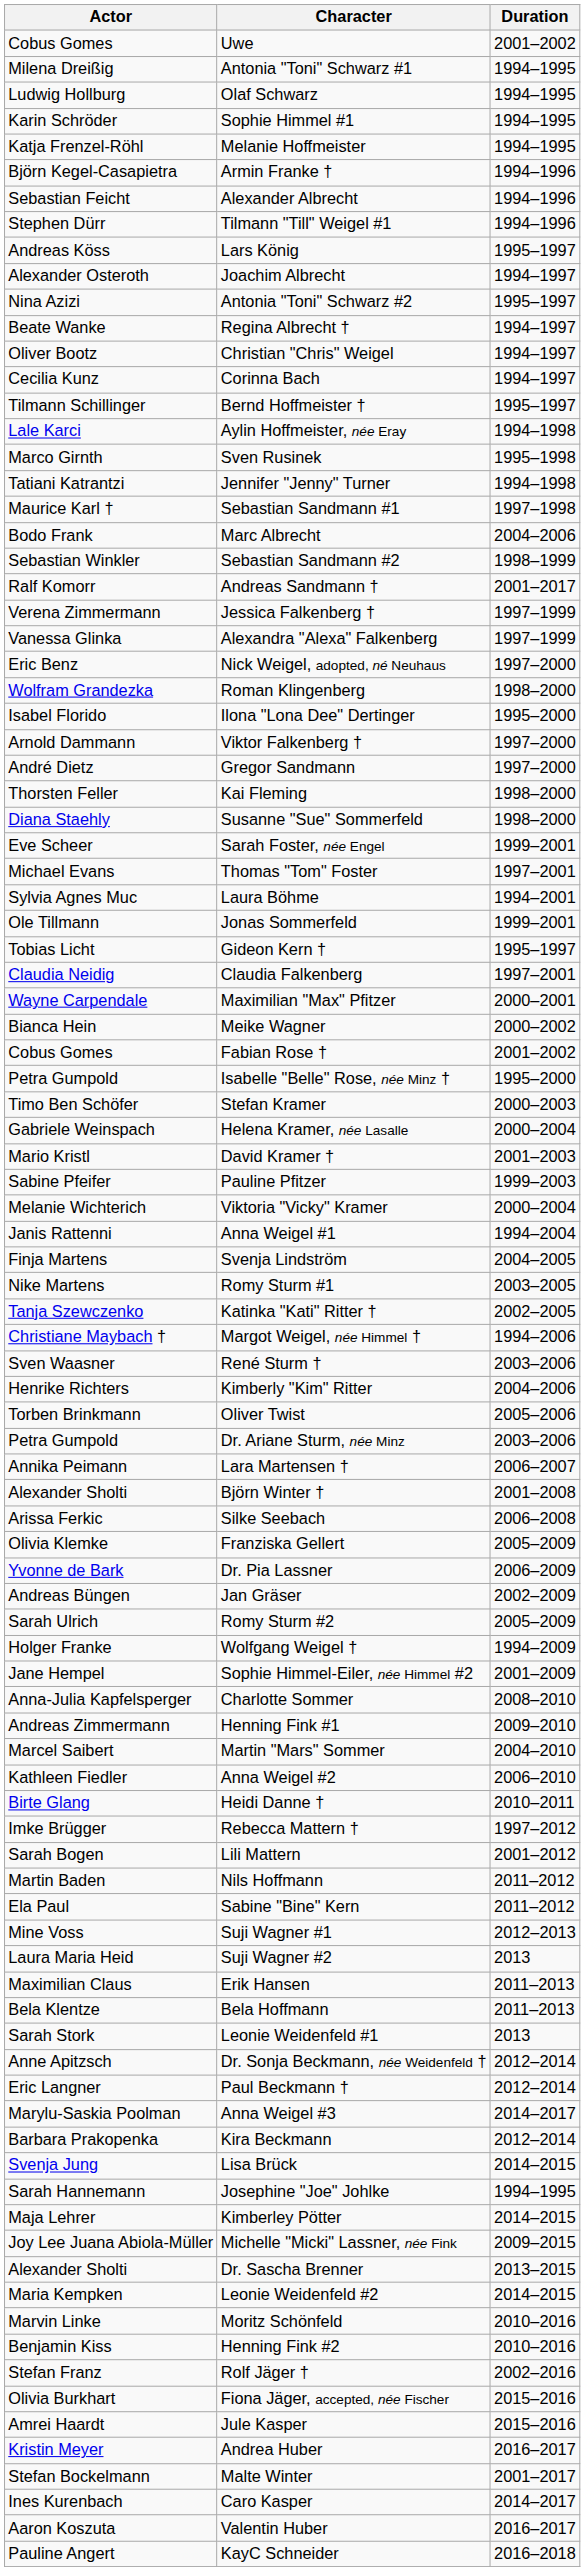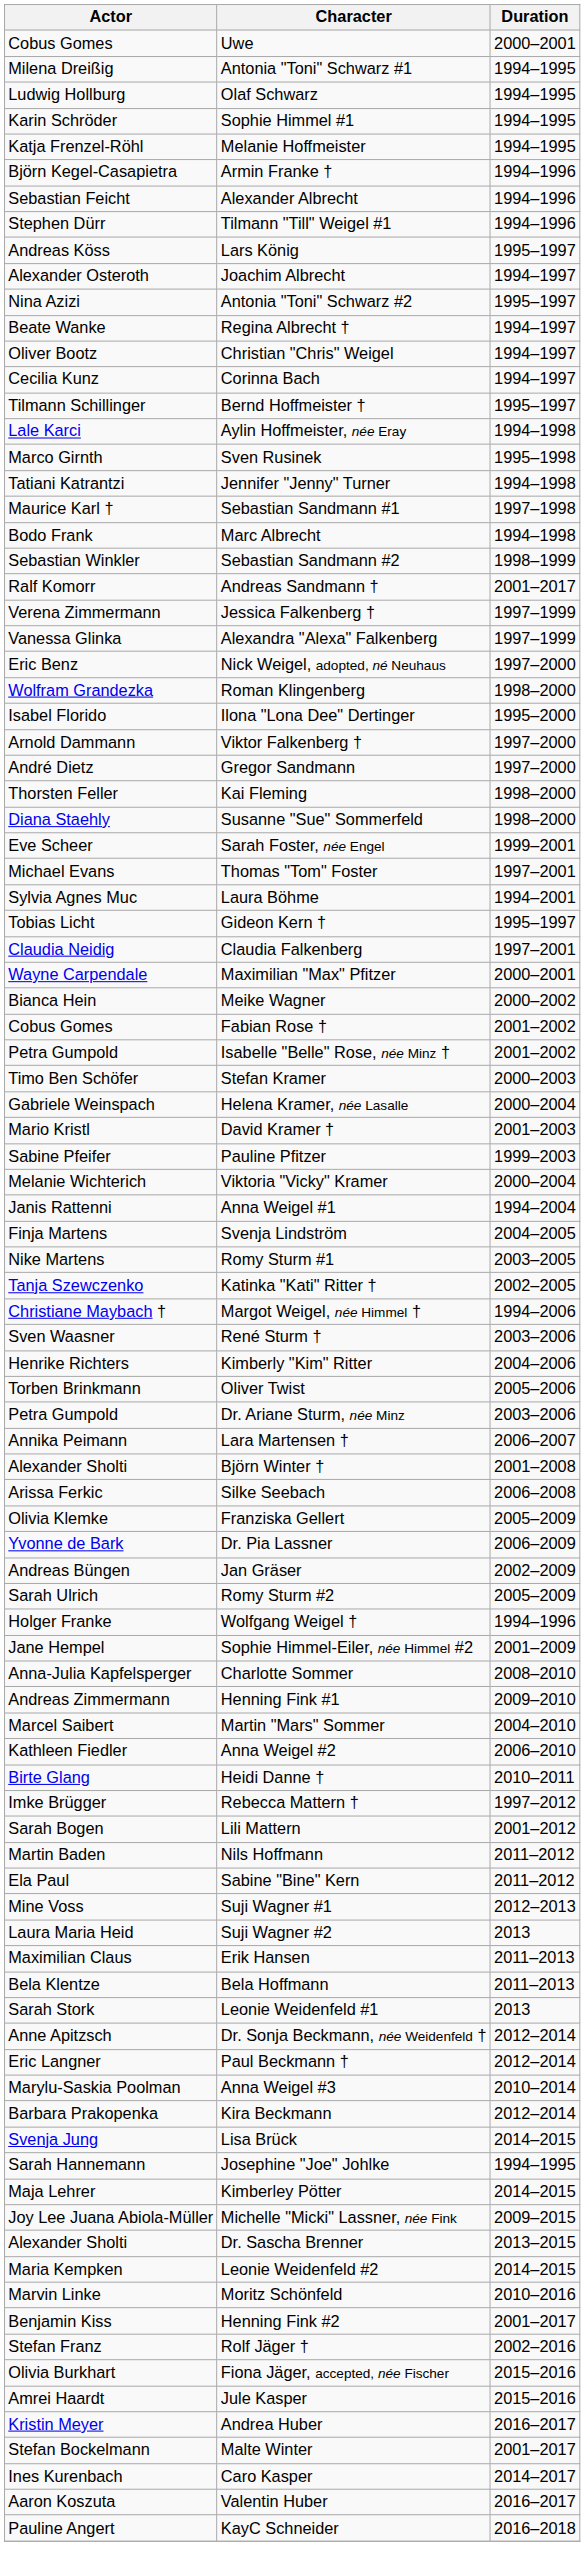(535, 43) 2001–2002 -> (535, 43) 2000–2001
(535, 535) 2004–2006 -> (535, 535) 1994–1998
- row: (289, 923)
(535, 1078) 1995–2000 -> (535, 1052) 2001–2002
(535, 1648) 1994–2009 -> (535, 1622) 1994–1996
(535, 2113) 2014–2017 -> (535, 2088) 2010–2014
(535, 2346) 2010–2016 -> (535, 2320) 2001–2017
